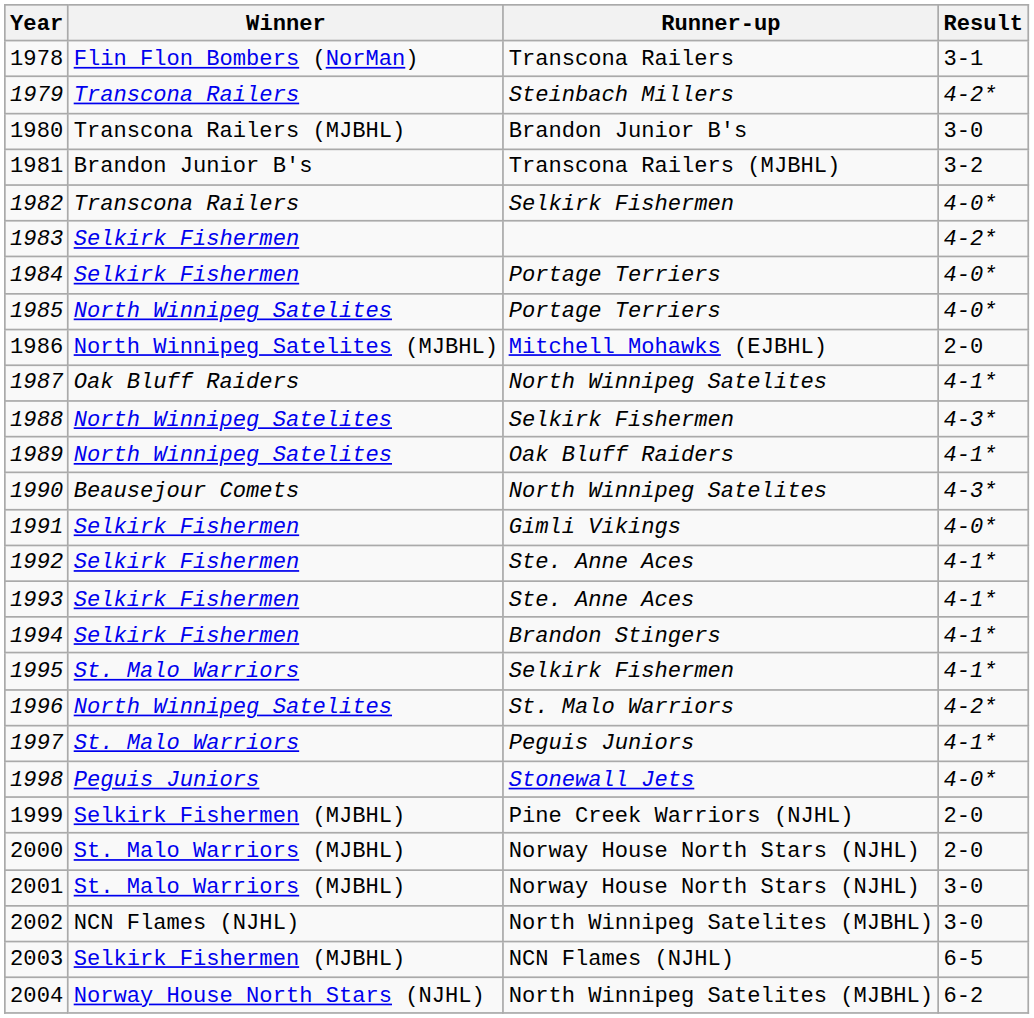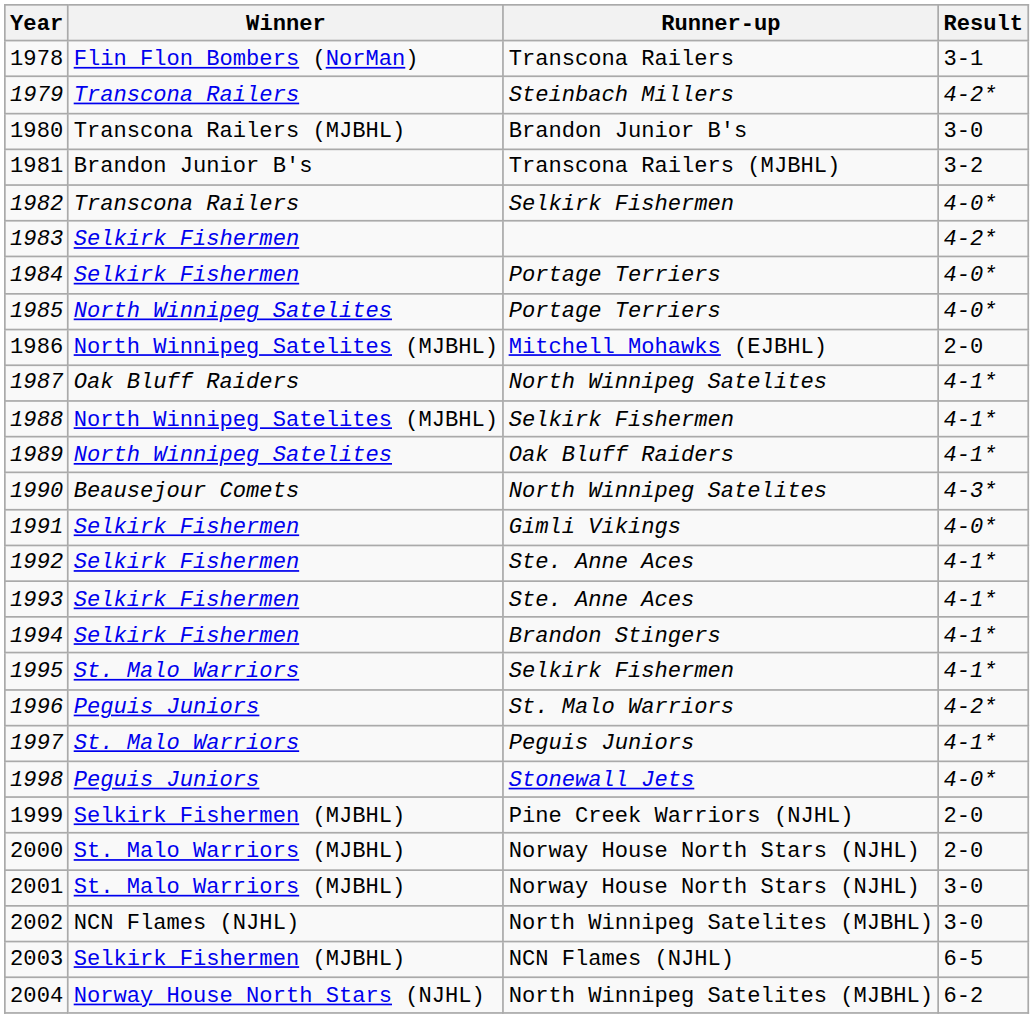(233, 419) North Winnipeg Satelites -> (286, 419) North Winnipeg Satelites (MJBHL)
(970, 419) 4-3* -> (970, 419) 4-1*
(233, 707) North Winnipeg Satelites -> (167, 707) Peguis Juniors
